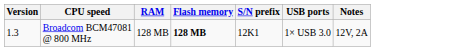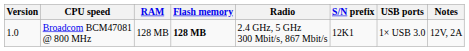+ column: (283, 12)
(13, 33) 1.3 -> (13, 33) 1.0
